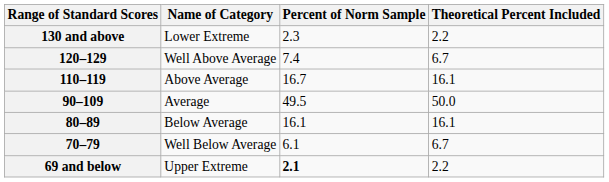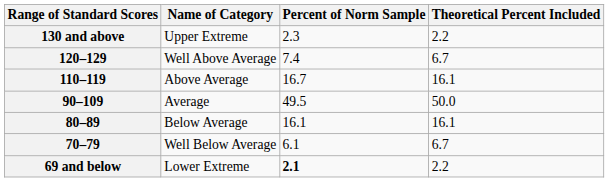(207, 36) Lower Extreme -> (206, 36) Upper Extreme
(206, 166) Upper Extreme -> (207, 166) Lower Extreme
